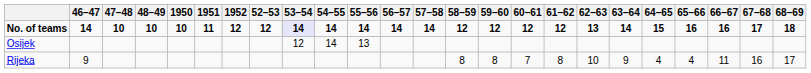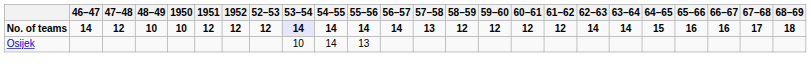(119, 29) 10 -> (119, 29) 12
(208, 29) 11 -> (208, 29) 12
(429, 29) 14 -> (429, 29) 13
(593, 29) 13 -> (593, 29) 14
(298, 45) 12 -> (298, 45) 10
- row: (21, 60)
